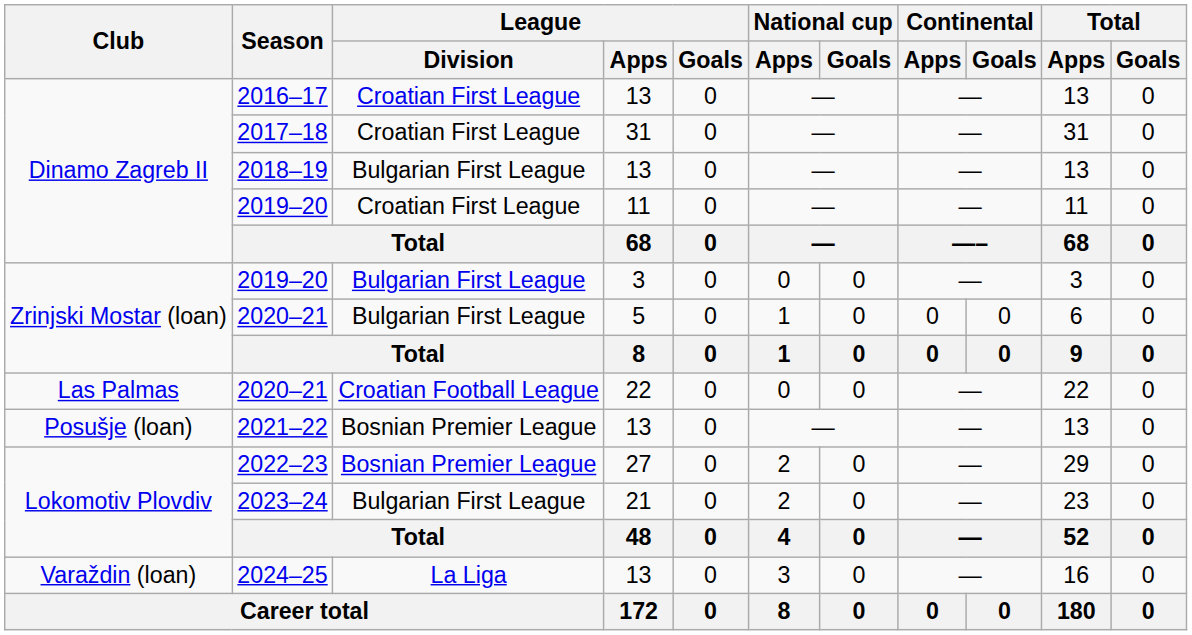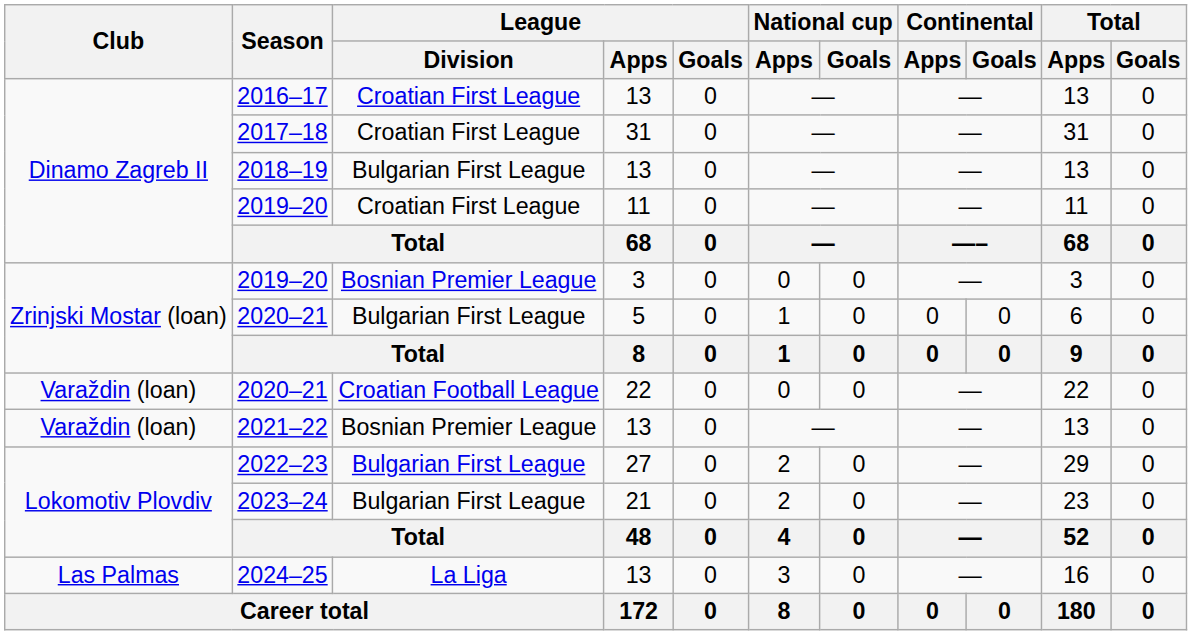(469, 280) Bulgarian First League -> (469, 280) Bosnian Premier League
(118, 390) Las Palmas -> (118, 390) Varaždin (loan)
(118, 427) Posušje (loan) -> (118, 427) Varaždin (loan)
(469, 464) Bosnian Premier League -> (469, 464) Bulgarian First League
(118, 574) Varaždin (loan) -> (118, 574) Las Palmas
